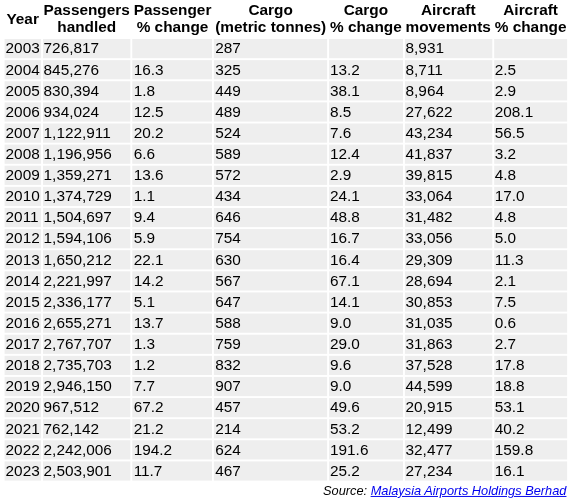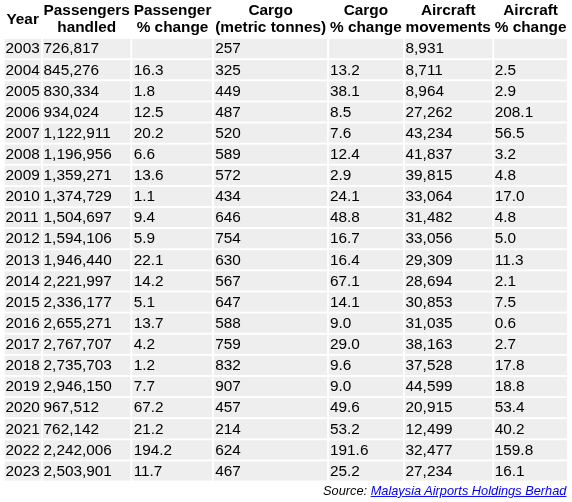(228, 48) 287 -> (228, 48) 257
(71, 90) 830,394 -> (71, 90) 830,334
(228, 111) 489 -> (228, 111) 487
(429, 111) 27,622 -> (429, 111) 27,262
(228, 133) 524 -> (228, 133) 520
(78, 259) 1,650,212 -> (78, 259) 1,946,440
(144, 344) 1.3 -> (144, 344) 4.2
(429, 344) 31,863 -> (429, 344) 38,163
(510, 407) 53.1 -> (510, 407) 53.4
